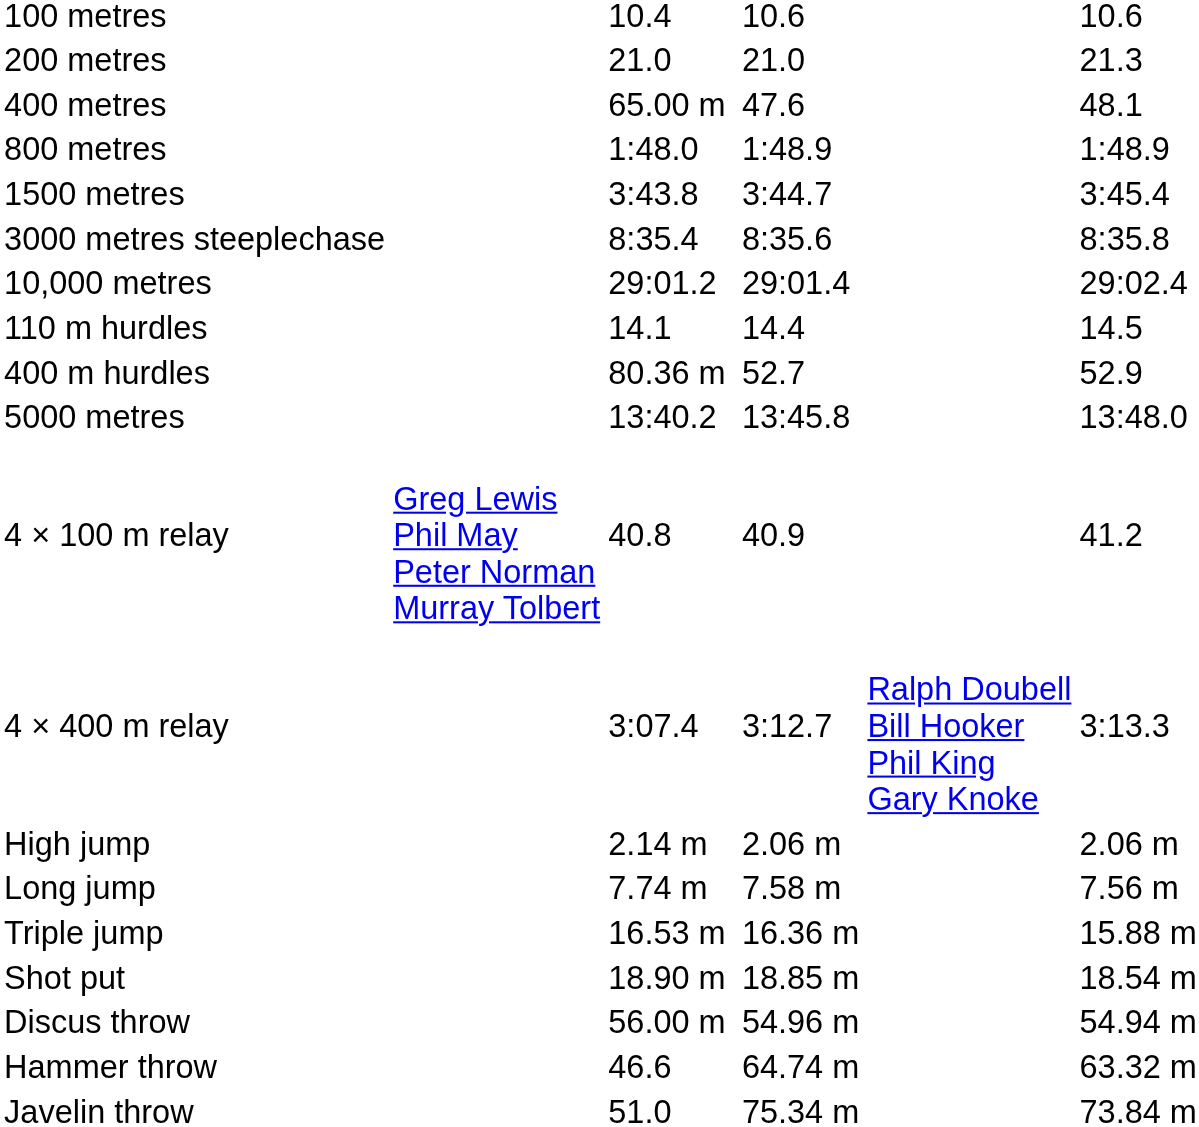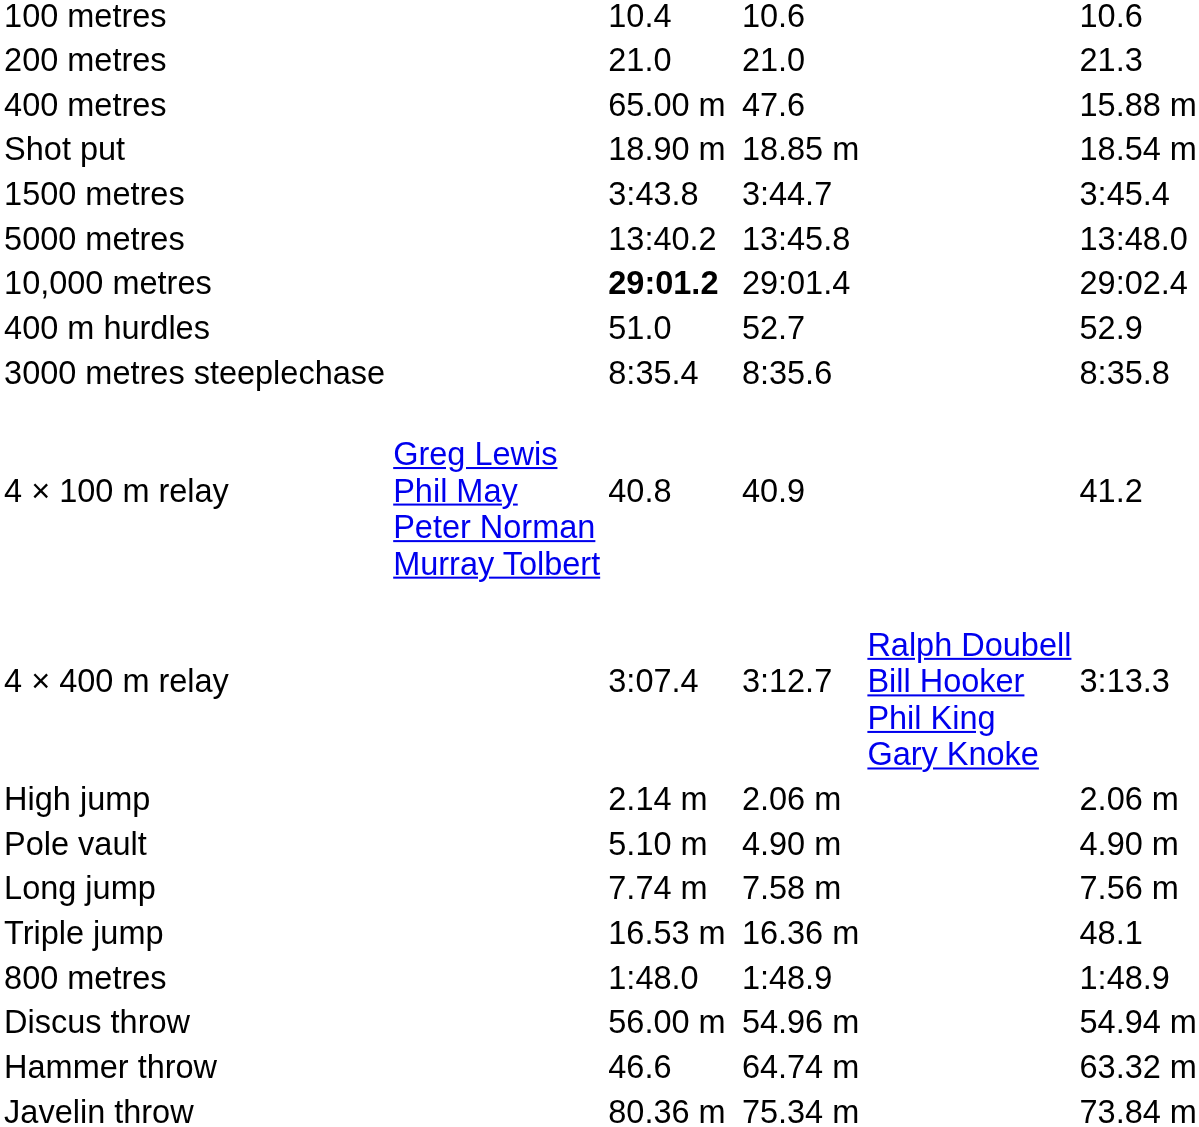(1111, 105) 48.1 -> (1138, 105) 15.88 m
rows swapped: (85, 149) <-> (65, 978)
rows swapped: (94, 417) <-> (195, 239)
(662, 283) normal -> (663, 283) bold
- row: (106, 328)
(667, 373) 80.36 m -> (640, 328) 51.0
+ row: (75, 844)
(1138, 933) 15.88 m -> (1111, 933) 48.1
(640, 1112) 51.0 -> (667, 1112) 80.36 m
